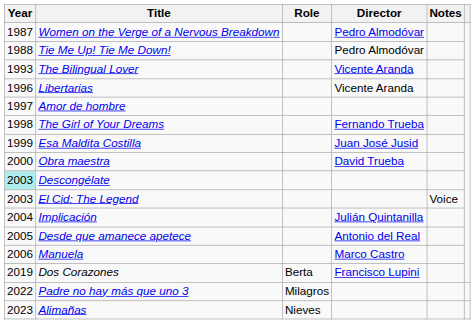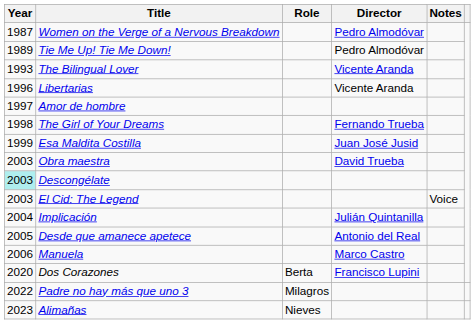(20, 50) 1988 -> (20, 50) 1989
(20, 161) 2000 -> (20, 161) 2003
(20, 273) 2019 -> (20, 273) 2020
